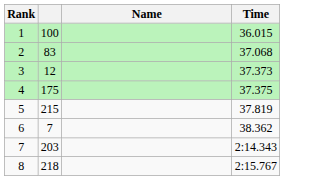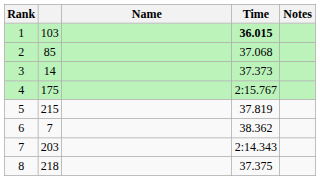+ column: (298, 14)
(50, 33) 100 -> (50, 33) 103
(256, 33) normal -> (256, 33) bold
(50, 52) 83 -> (50, 52) 85
(50, 71) 12 -> (50, 71) 14
(256, 90) 37.375 -> (256, 90) 2:15.767
(256, 166) 2:15.767 -> (256, 166) 37.375
